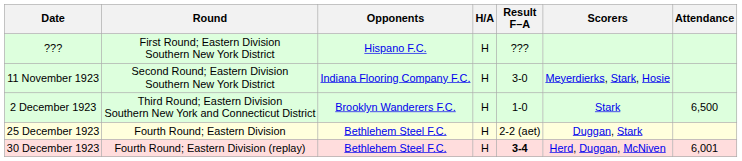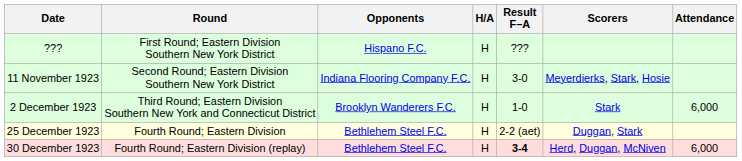(705, 107) 6,500 -> (705, 107) 6,000
(705, 148) 6,001 -> (705, 148) 6,000
